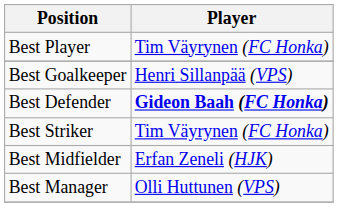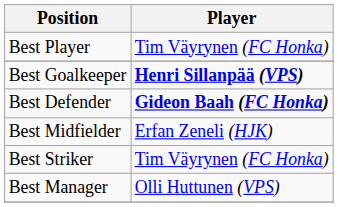(214, 74) normal -> (219, 74) bold
rows swapped: (65, 159) <-> (51, 131)
